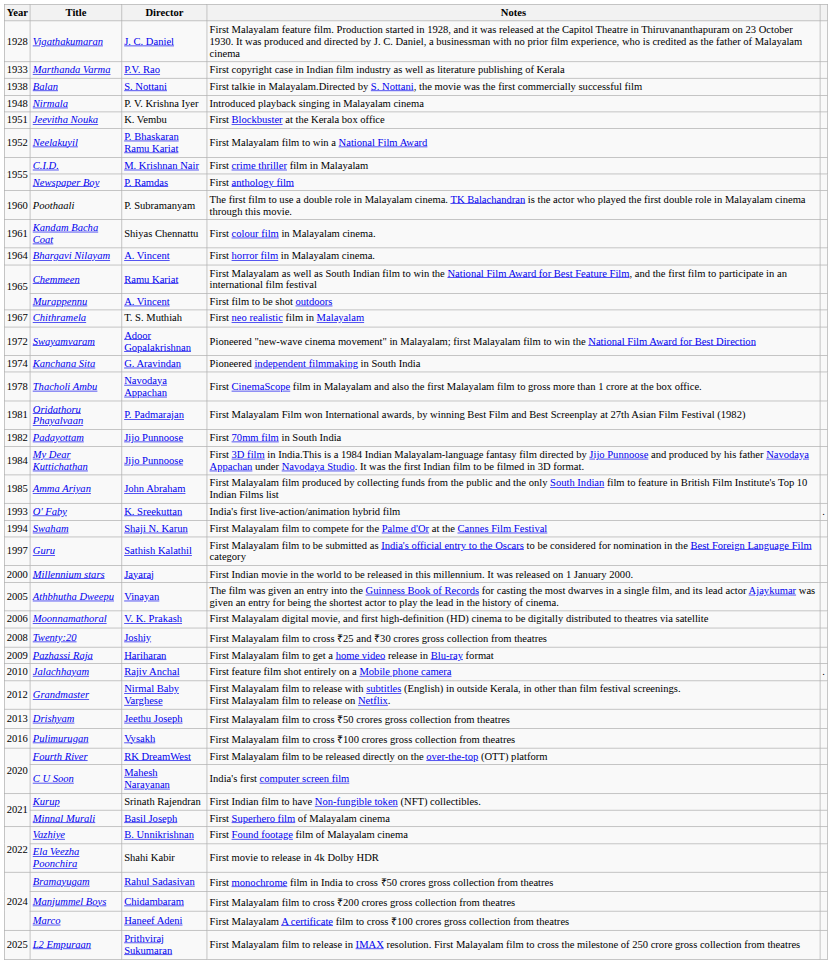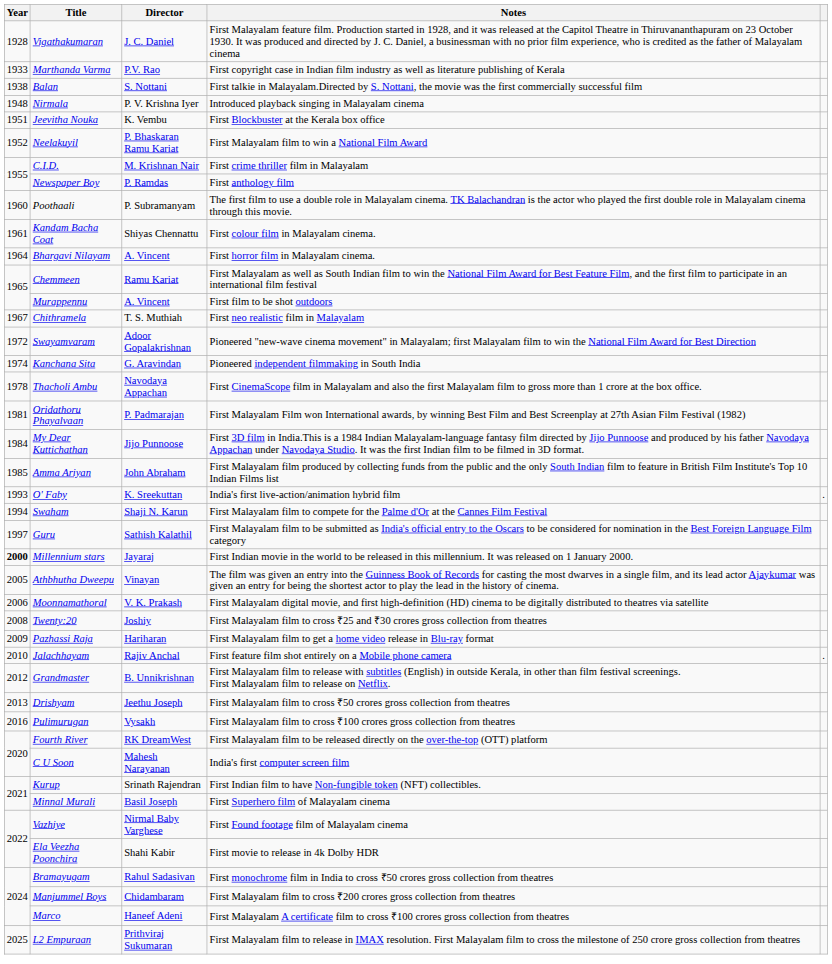- row: (58, 437)
(17, 574) normal -> (17, 557) bold
(152, 695) Nirmal Baby Varghese -> (159, 678) B. Unnikrishnan
(159, 835) B. Unnikrishnan -> (152, 824) Nirmal Baby Varghese
